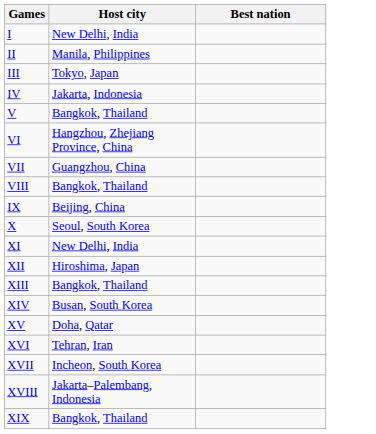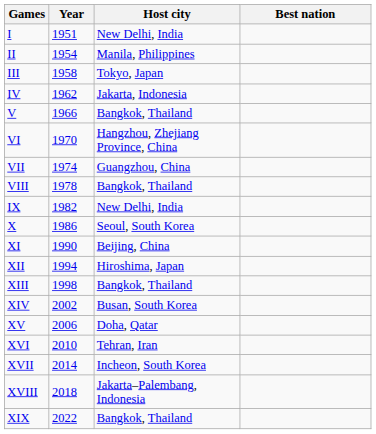+ column: (72, 14)
(88, 206) Beijing, China -> (140, 206) New Delhi, India
(95, 246) New Delhi, India -> (133, 246) Beijing, China
